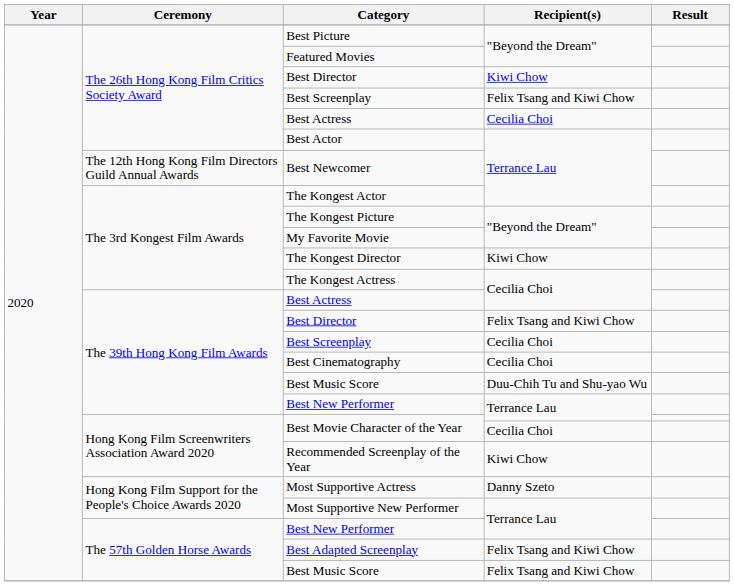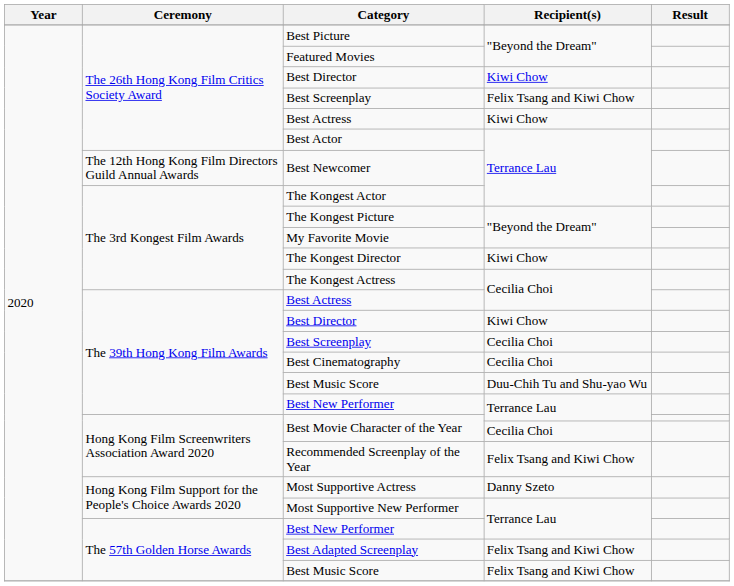(520, 118) Cecilia Choi -> (517, 118) Kiwi Chow
(561, 320) Felix Tsang and Kiwi Chow -> (517, 320) Kiwi Chow
(517, 459) Kiwi Chow -> (561, 459) Felix Tsang and Kiwi Chow
